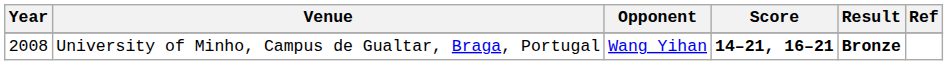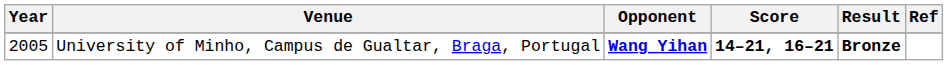(28, 46) 2008 -> (28, 46) 2005
(658, 46) normal -> (658, 46) bold
